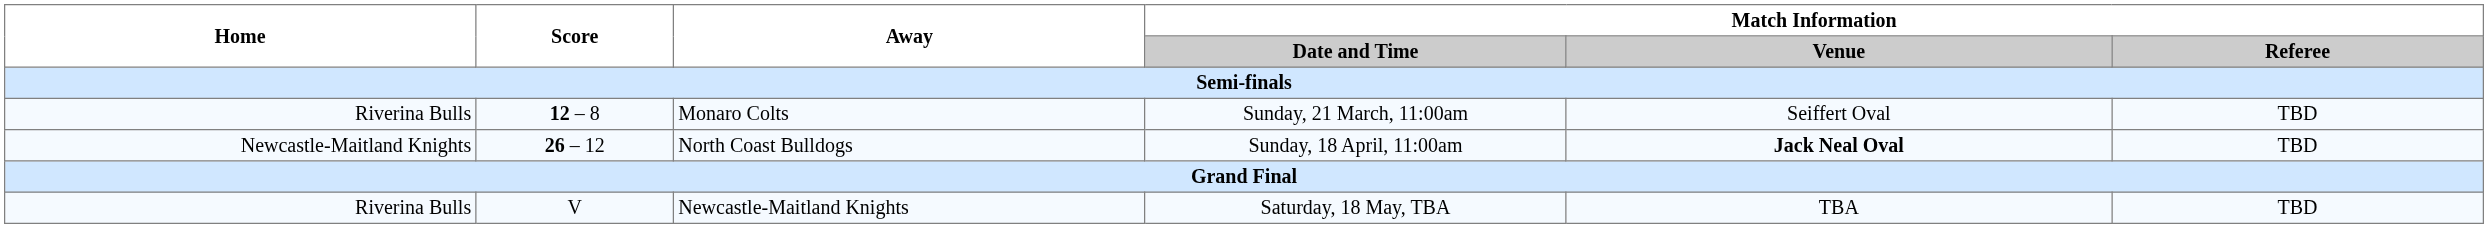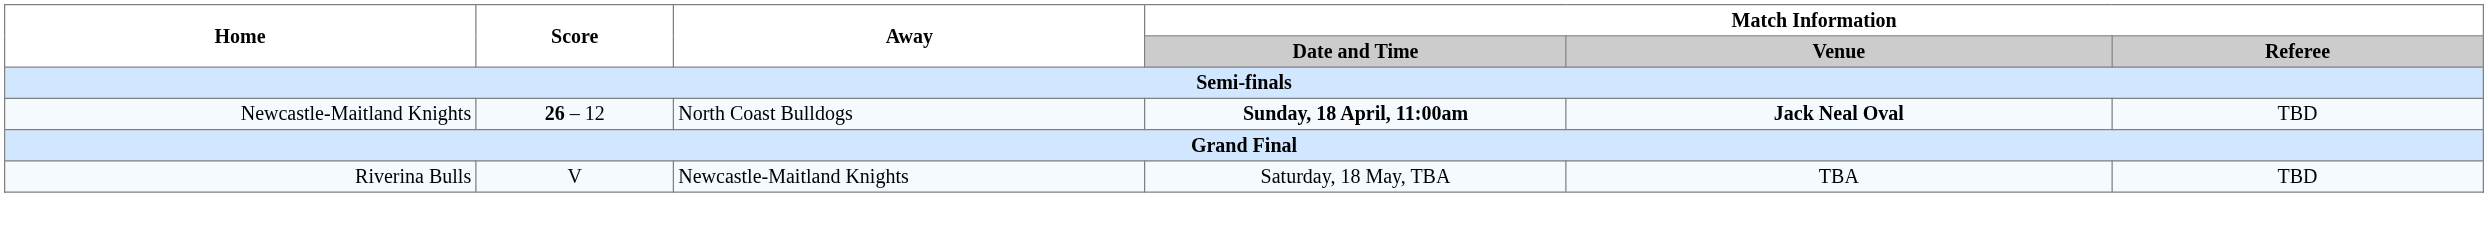- row: (734, 113)
(1356, 145) normal -> (1356, 113) bold
